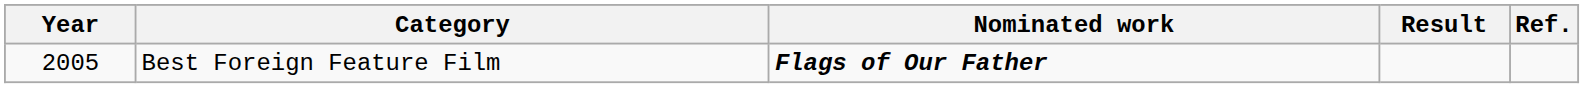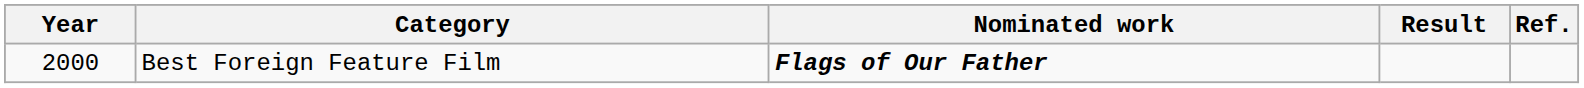(70, 63) 2005 -> (70, 63) 2000
